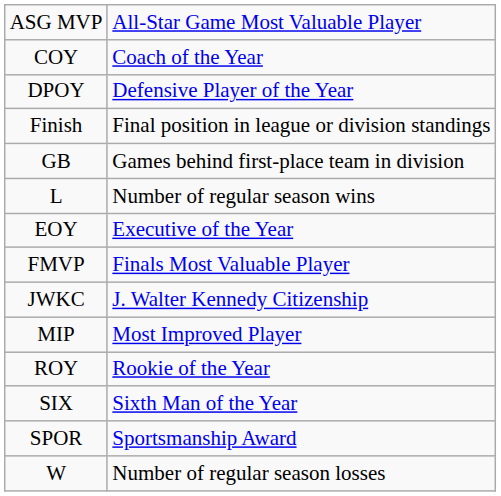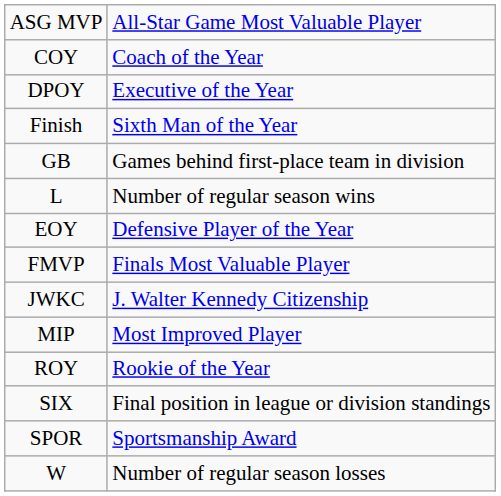(233, 91) Defensive Player of the Year -> (203, 91) Executive of the Year
(301, 126) Final position in league or division standings -> (205, 126) Sixth Man of the Year
(203, 230) Executive of the Year -> (233, 230) Defensive Player of the Year
(205, 403) Sixth Man of the Year -> (301, 403) Final position in league or division standings
